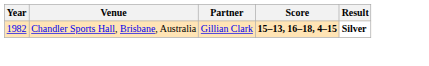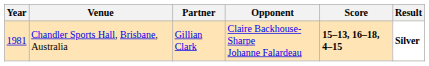+ column: (273, 13)
(17, 29) 1982 -> (17, 41) 1981
